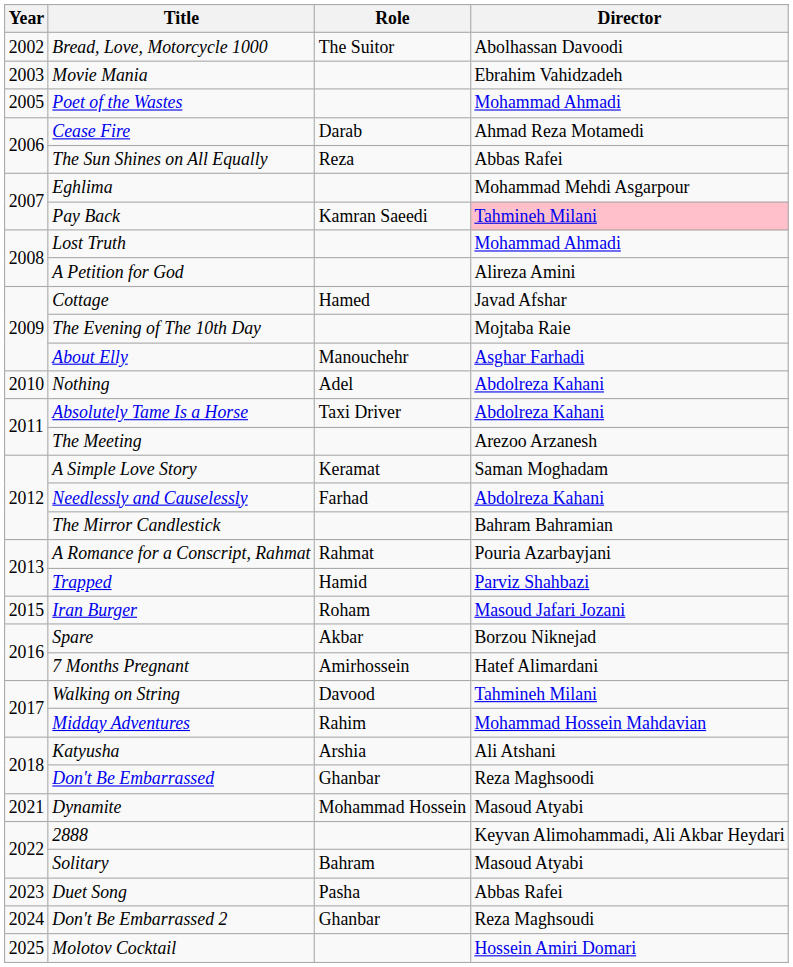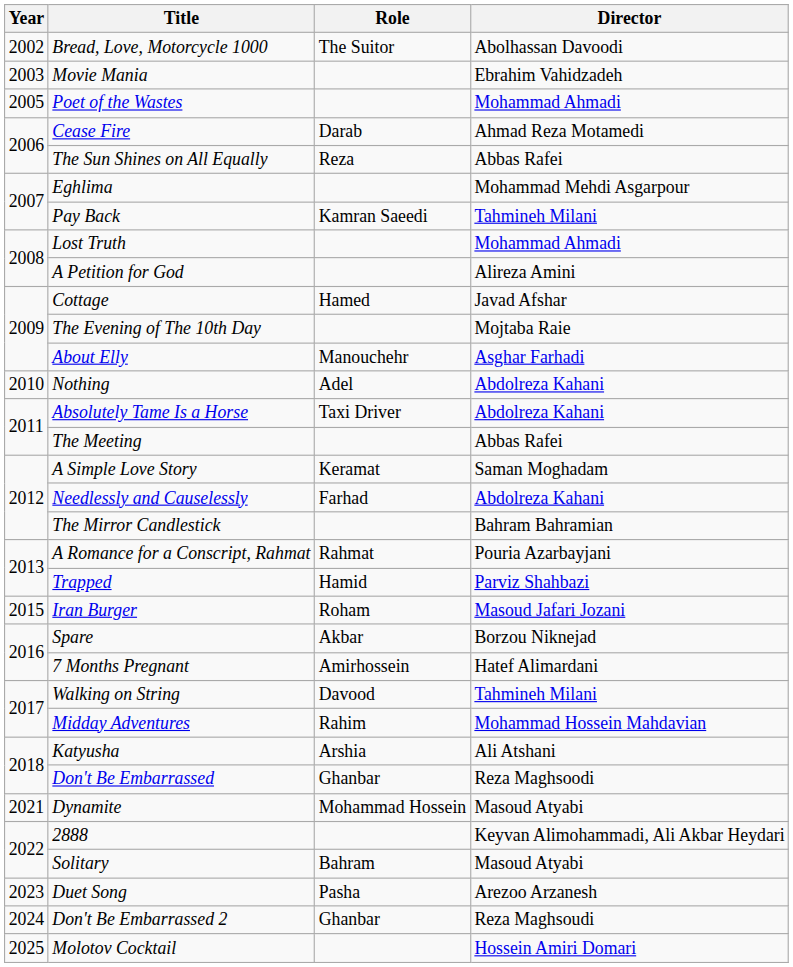(536, 215) pink background -> (536, 215) no background
(536, 441) Arezoo Arzanesh -> (519, 441) Abbas Rafei
(519, 891) Abbas Rafei -> (536, 891) Arezoo Arzanesh
